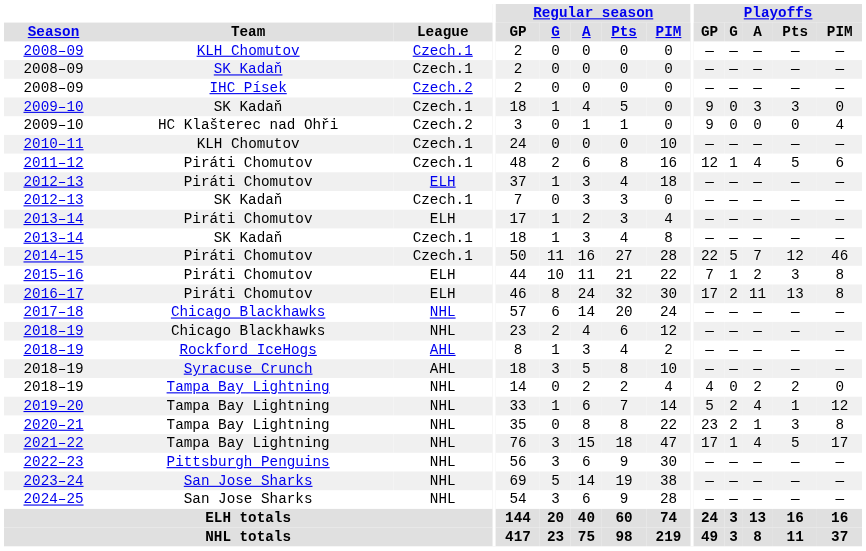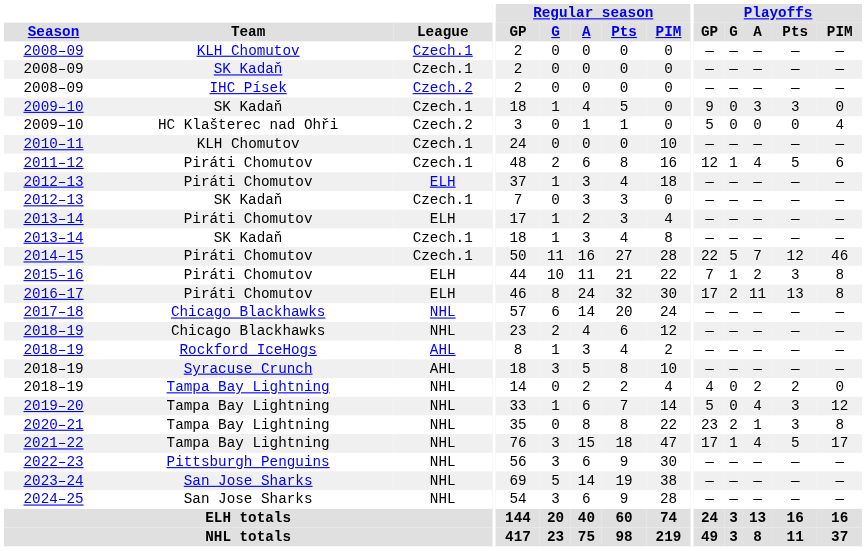(710, 126) 9 -> (710, 126) 5
(734, 406) 2 -> (734, 406) 0
(795, 406) 1 -> (795, 406) 3
